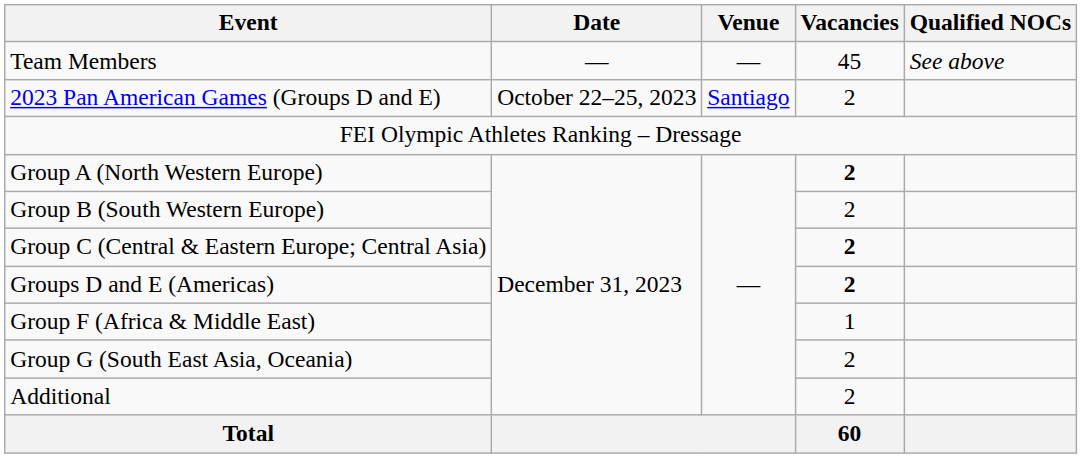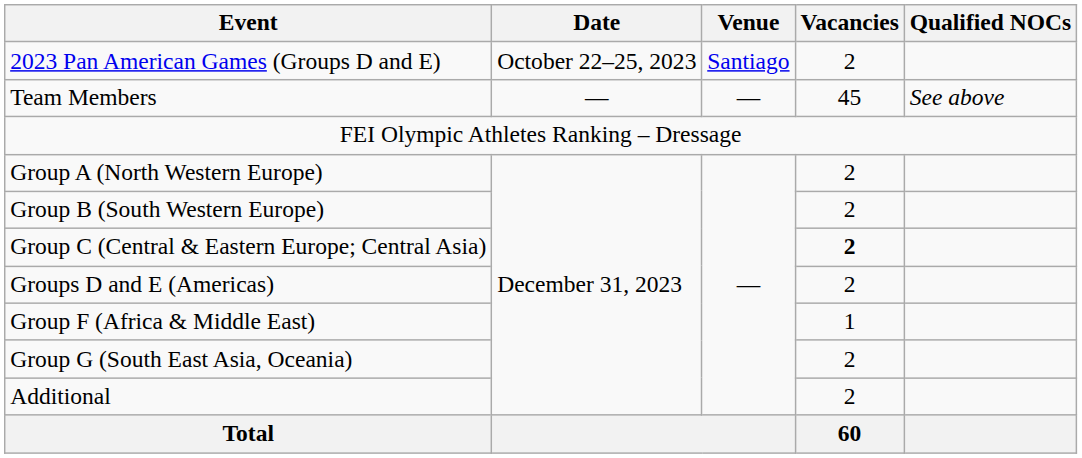rows swapped: (83, 60) <-> (225, 97)
(850, 172) bold -> (850, 172) normal
(850, 284) bold -> (850, 284) normal
